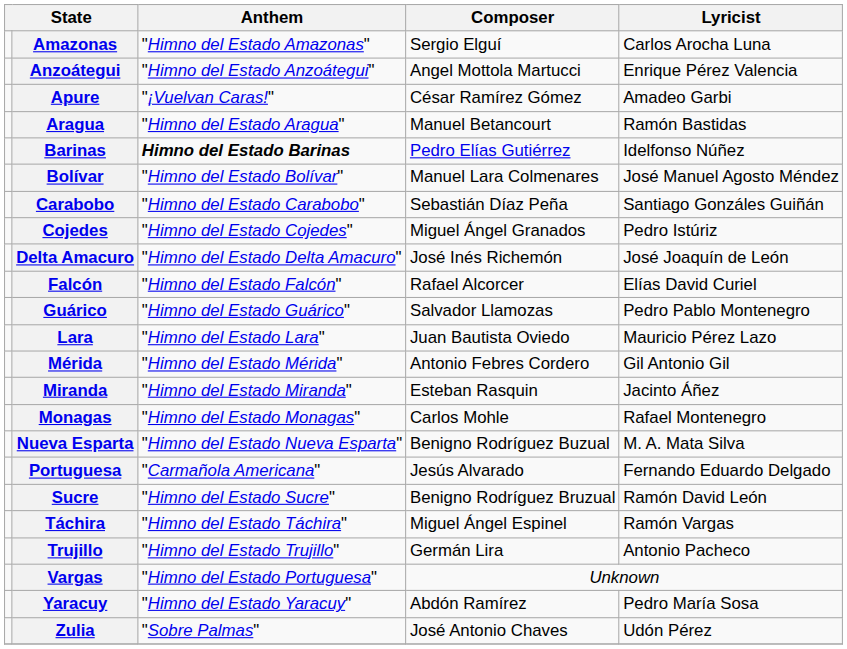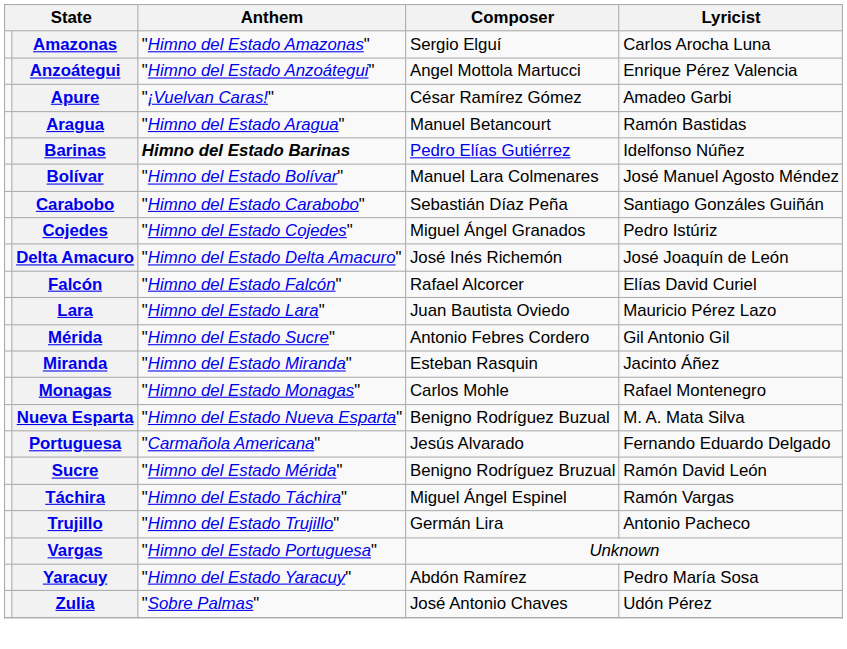- row: (75, 310)
(242, 364) "Himno del Estado Mérida" -> (238, 337) "Himno del Estado Sucre"
(238, 497) "Himno del Estado Sucre" -> (242, 470) "Himno del Estado Mérida"
